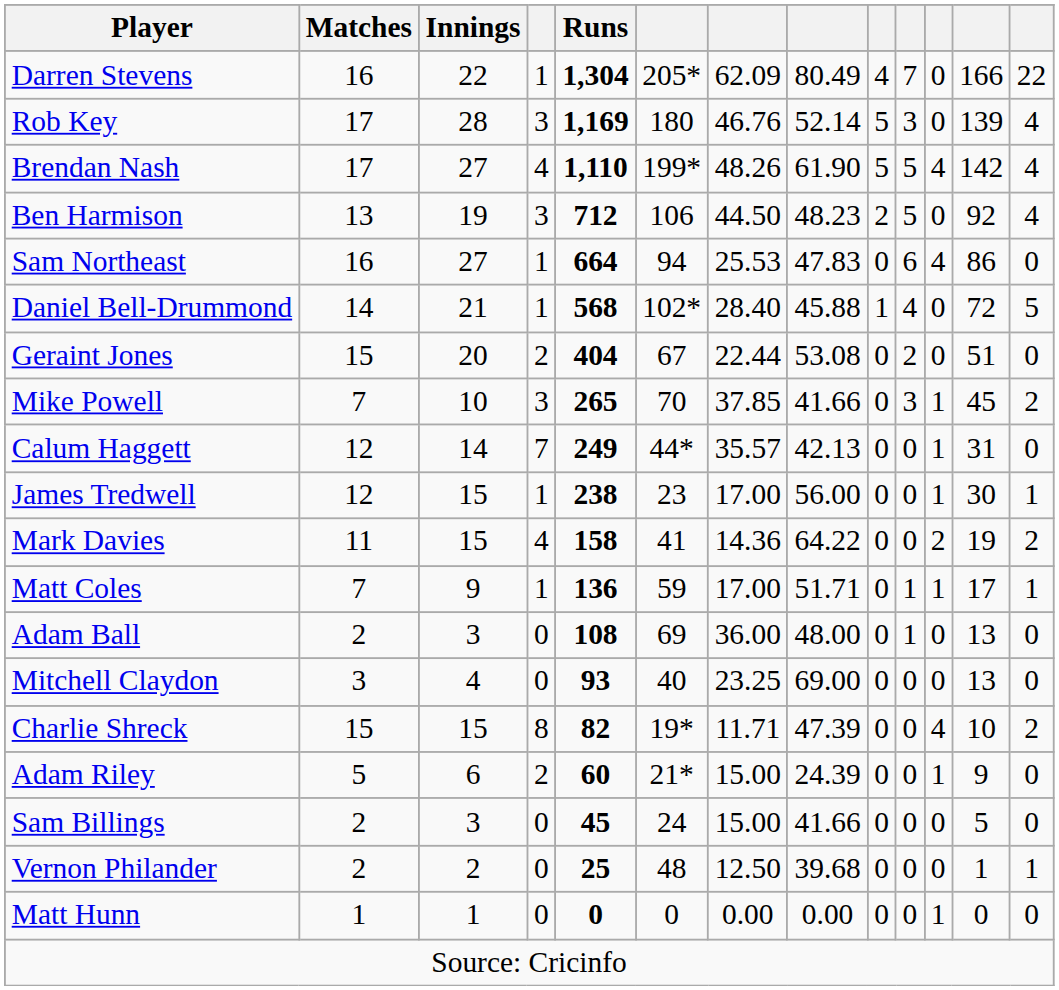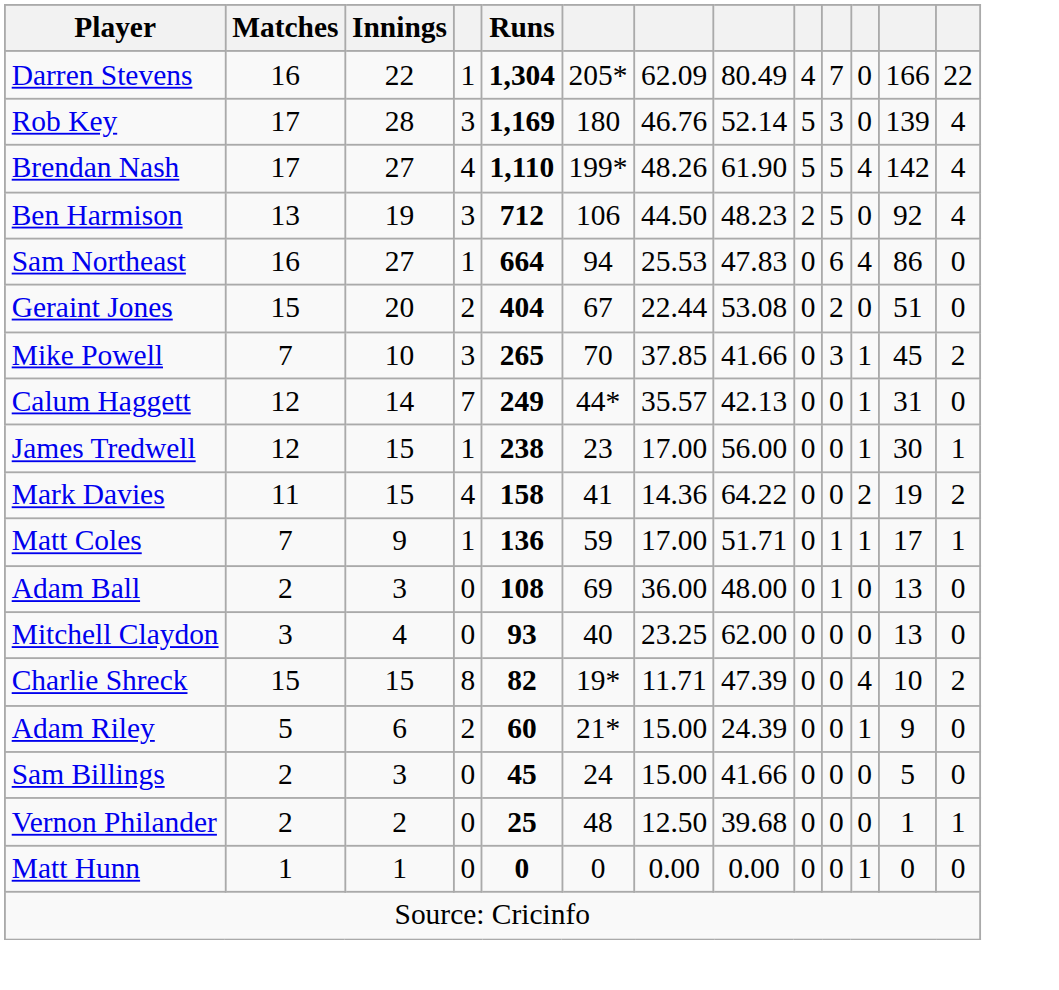- row: (152, 307)
(828, 681) 69.00 -> (754, 634) 62.00
